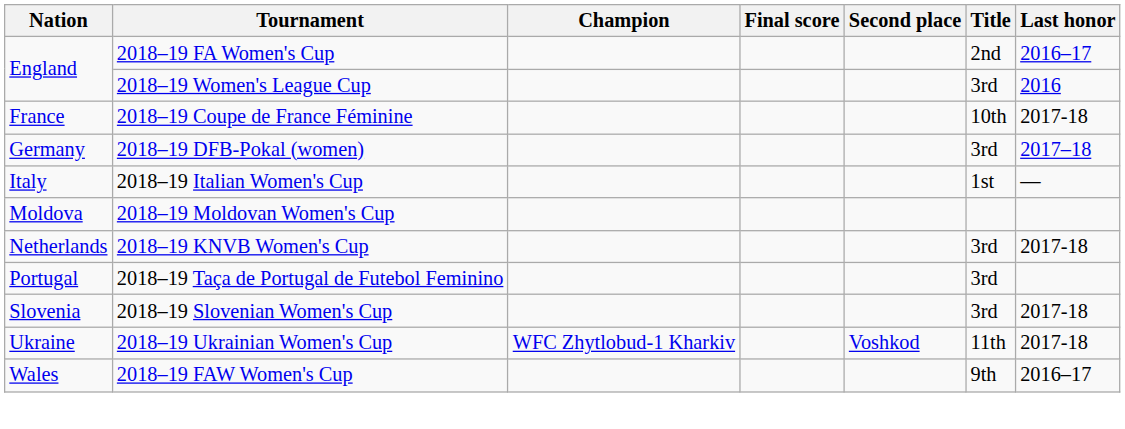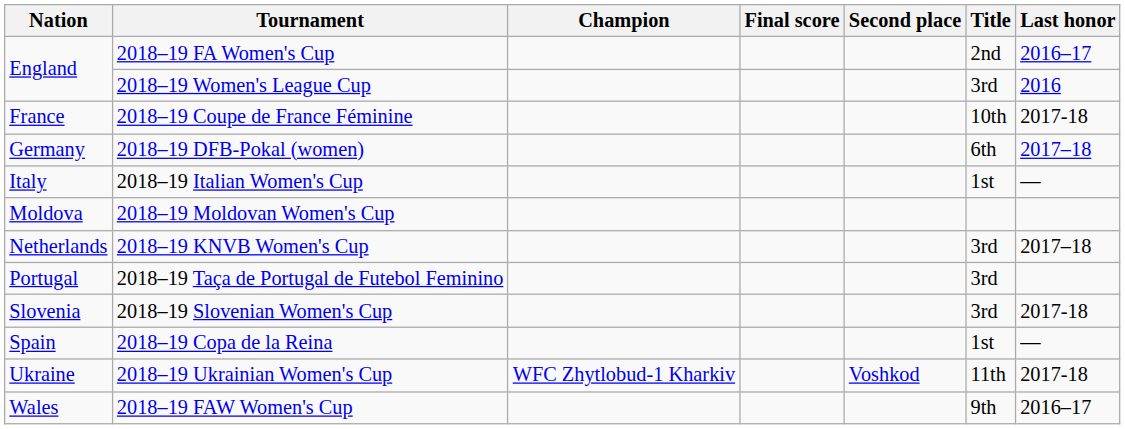(984, 149) 3rd -> (984, 149) 6th
(1054, 246) 2017-18 -> (1056, 246) 2017–18
+ row: (225, 342)
